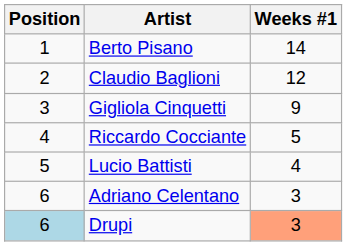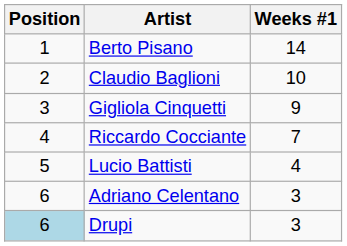(296, 77) 12 -> (296, 77) 10
(296, 136) 5 -> (296, 136) 7
(296, 225) lightsalmon background -> (296, 225) no background
